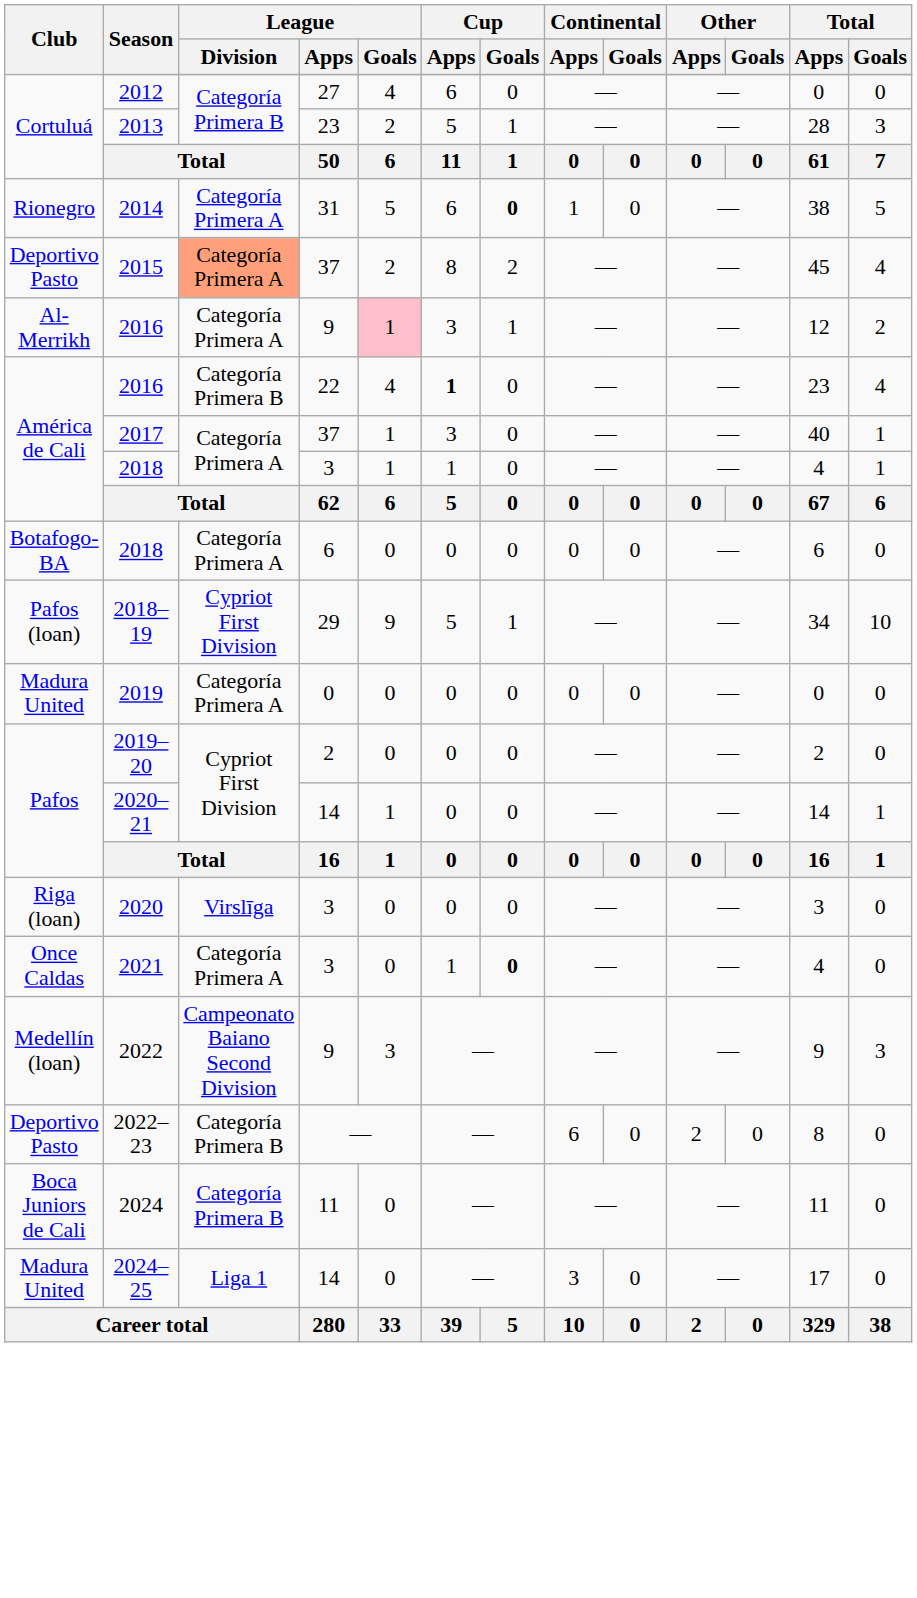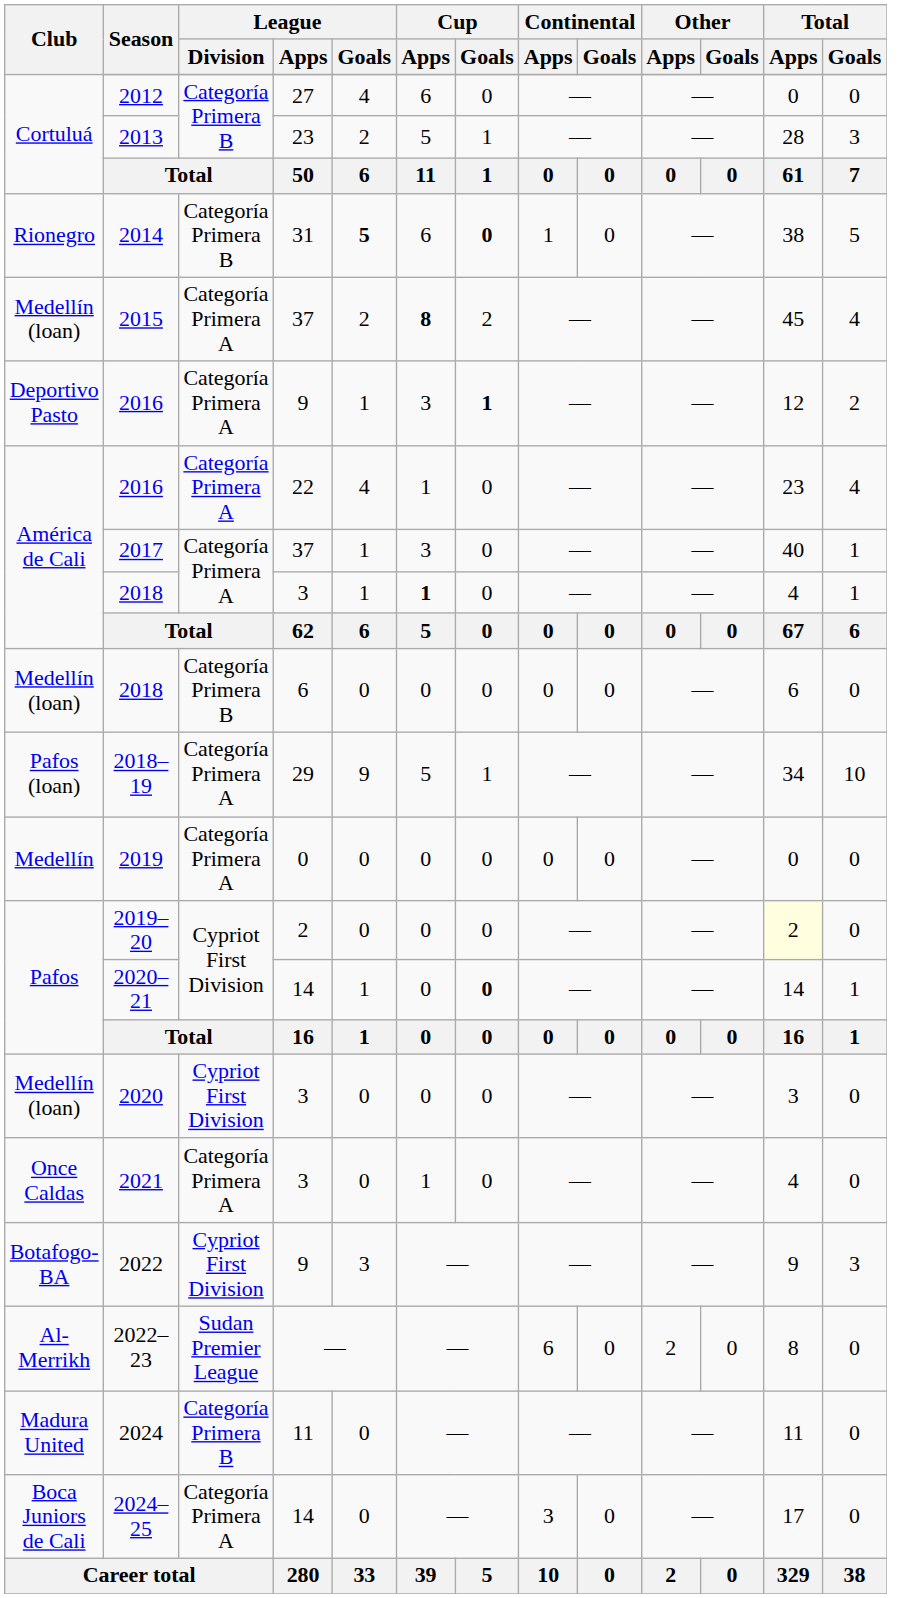(239, 208) Categoría Primera A -> (226, 234) Categoría Primera B
(390, 208) normal -> (364, 234) bold
(54, 267) Deportivo Pasto -> (54, 319) Medellín (loan)
(239, 267) lightsalmon background -> (226, 319) no background
(451, 267) normal -> (426, 319) bold
(54, 326) Al-Merrikh -> (54, 403) Deportivo Pasto
(390, 326) pink background -> (364, 403) no background
(512, 326) normal -> (487, 403) bold
(239, 386) Categoría Primera B -> (226, 487) Categoría Primera A
(451, 386) bold -> (426, 487) normal
(451, 468) normal -> (426, 592) bold
(54, 550) Botafogo-BA -> (54, 690) Medellín (loan)
(239, 550) Categoría Primera A -> (226, 690) Categoría Primera B
(239, 621) Cypriot First Division -> (226, 774) Categoría Primera A
(54, 693) Madura United -> (54, 858) Medellín
(819, 752) no background -> (793, 930) lightyellow background
(512, 812) normal -> (487, 989) bold
(54, 906) Riga (loan) -> (54, 1095) Medellín (loan)
(239, 906) Virslīga -> (226, 1095) Cypriot First Division
(512, 965) bold -> (487, 1180) normal
(54, 1050) Medellín (loan) -> (54, 1264) Botafogo-BA
(239, 1050) Campeonato Baiano Second Division -> (226, 1264) Cypriot First Division
(54, 1134) Deportivo Pasto -> (54, 1348) Al-Merrikh
(239, 1134) Categoría Primera B -> (226, 1348) Sudan Premier League
(54, 1205) Boca Juniors de Cali -> (54, 1432) Madura United
(54, 1277) Madura United -> (54, 1516) Boca Juniors de Cali
(239, 1277) Liga 1 -> (226, 1516) Categoría Primera A
